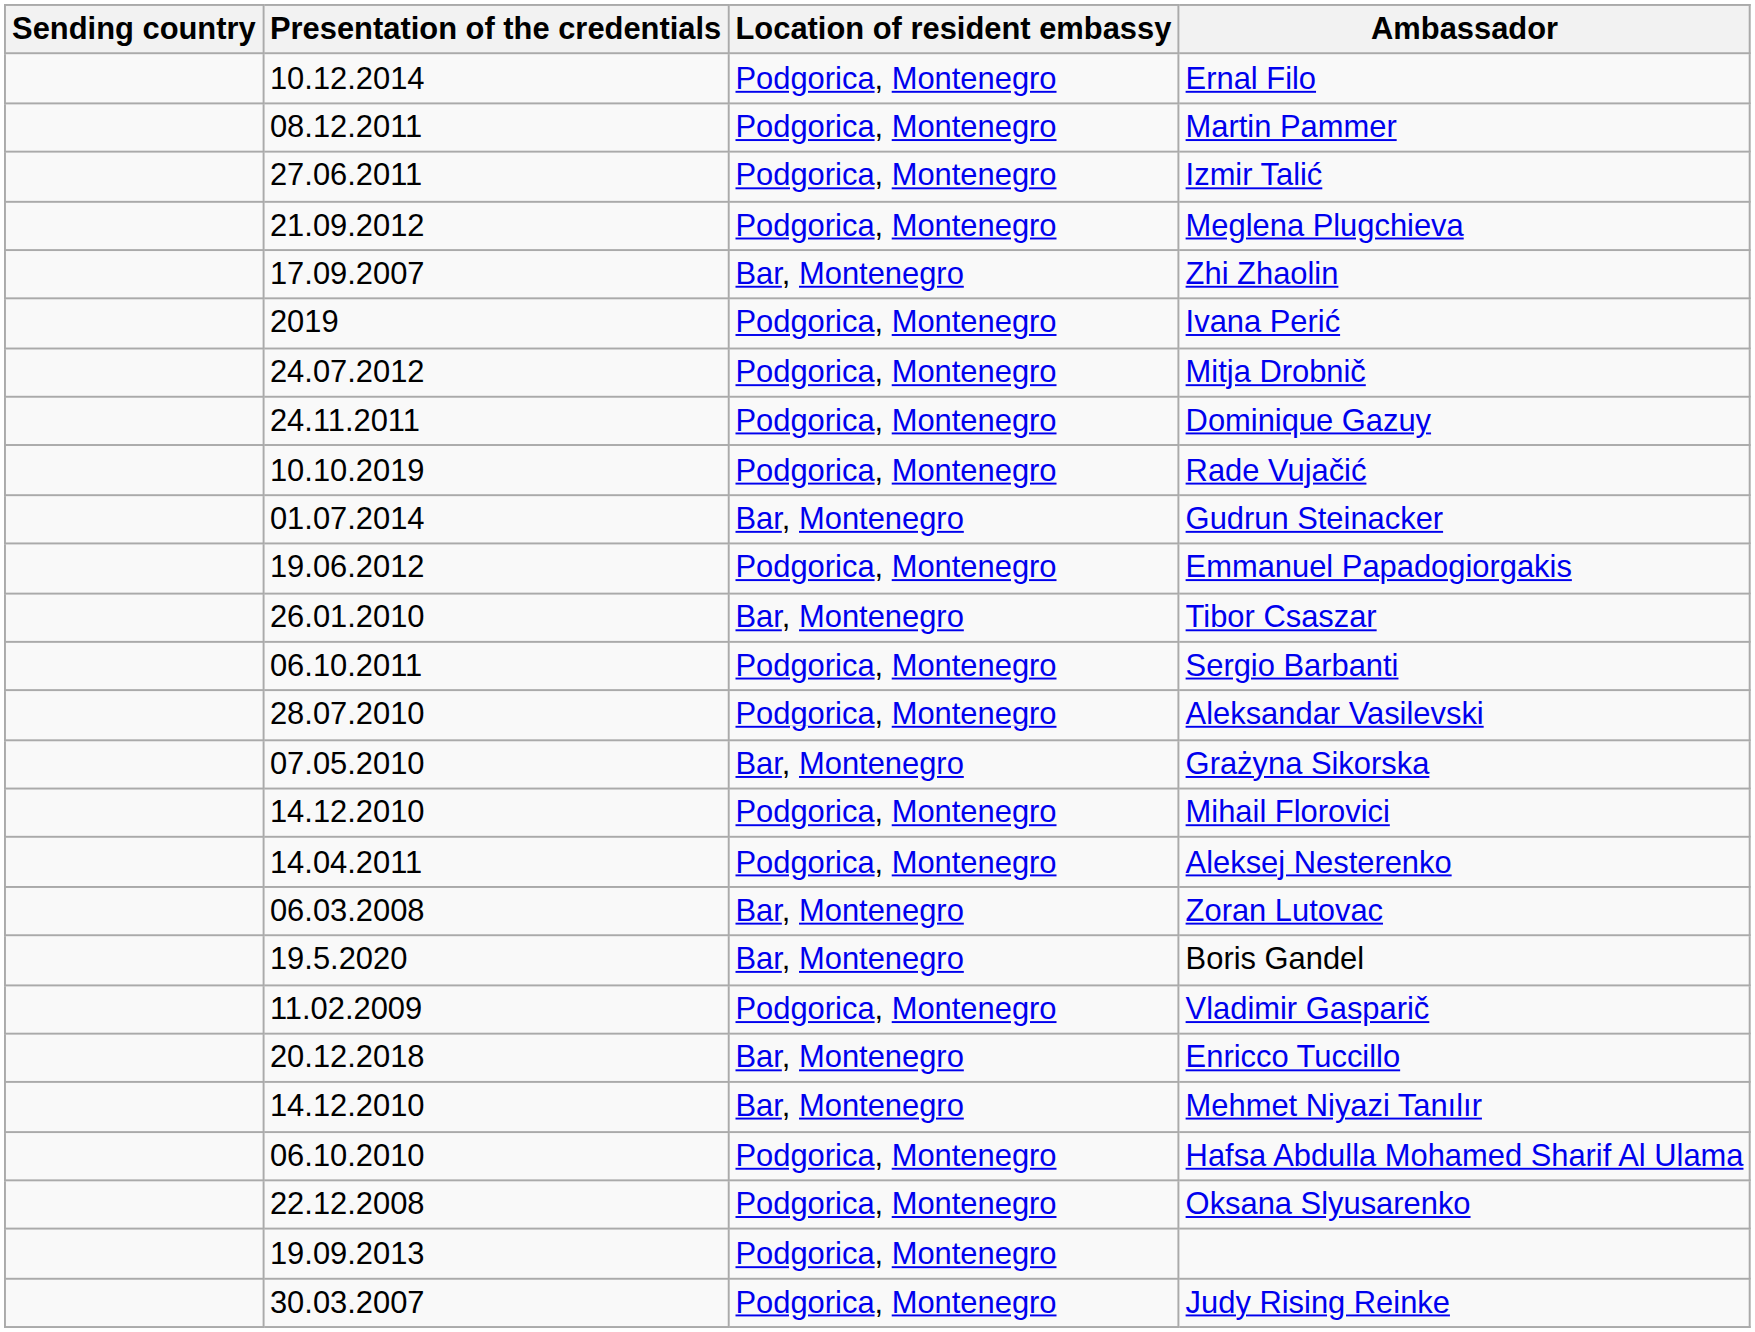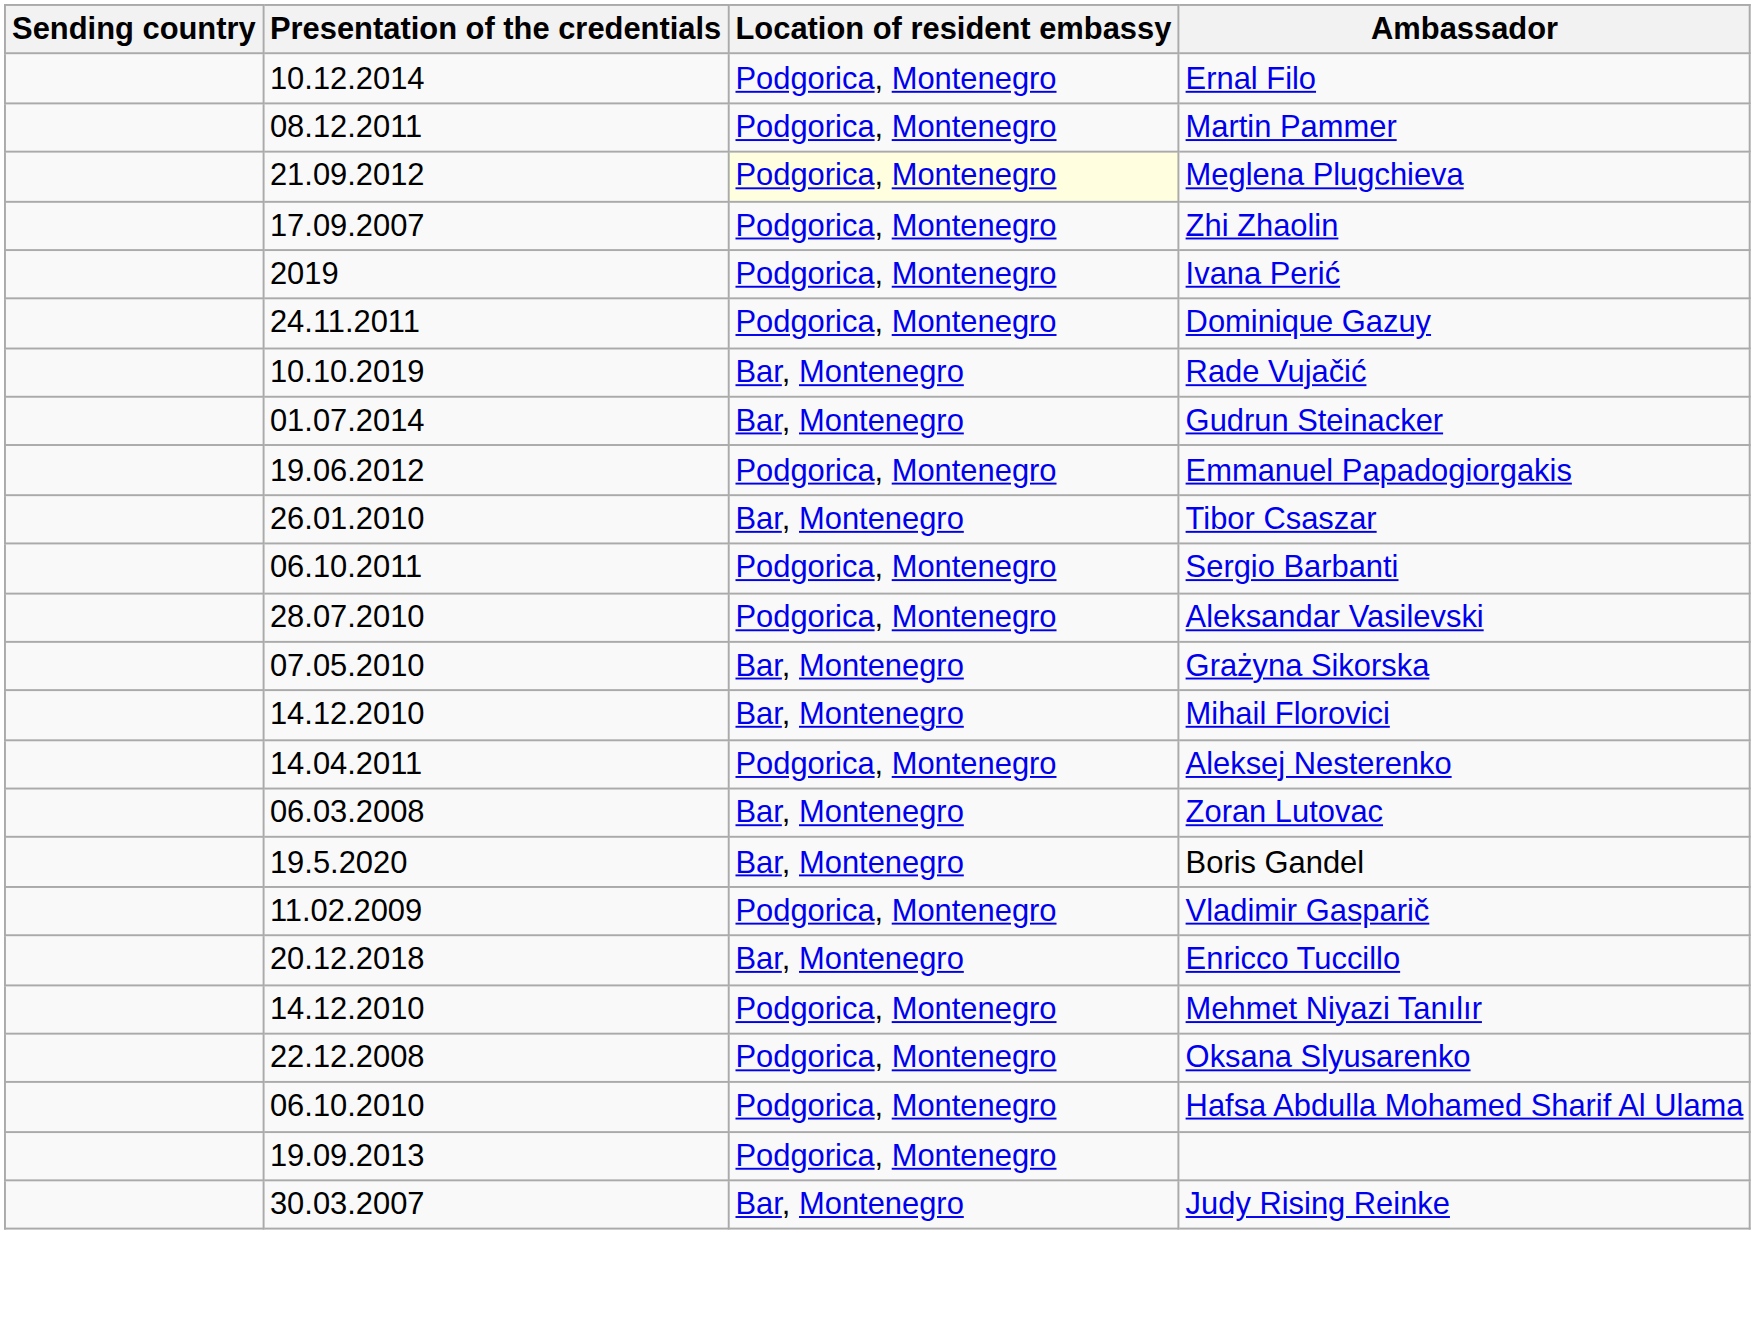- row: (1254, 175)
(896, 224) no background -> (896, 175) lightyellow background
(850, 273) Bar, Montenegro -> (896, 224) Podgorica, Montenegro
- row: (1276, 371)
(896, 469) Podgorica, Montenegro -> (850, 371) Bar, Montenegro
(896, 812) Podgorica, Montenegro -> (850, 714) Bar, Montenegro
(850, 1106) Bar, Montenegro -> (896, 1008) Podgorica, Montenegro
rows swapped: (1328, 1204) <-> (1465, 1155)
(896, 1302) Podgorica, Montenegro -> (850, 1204) Bar, Montenegro
